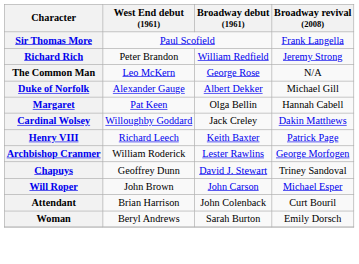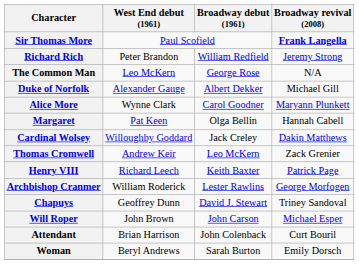(313, 40) normal -> (313, 40) bold
+ row: (54, 105)
+ row: (54, 154)
